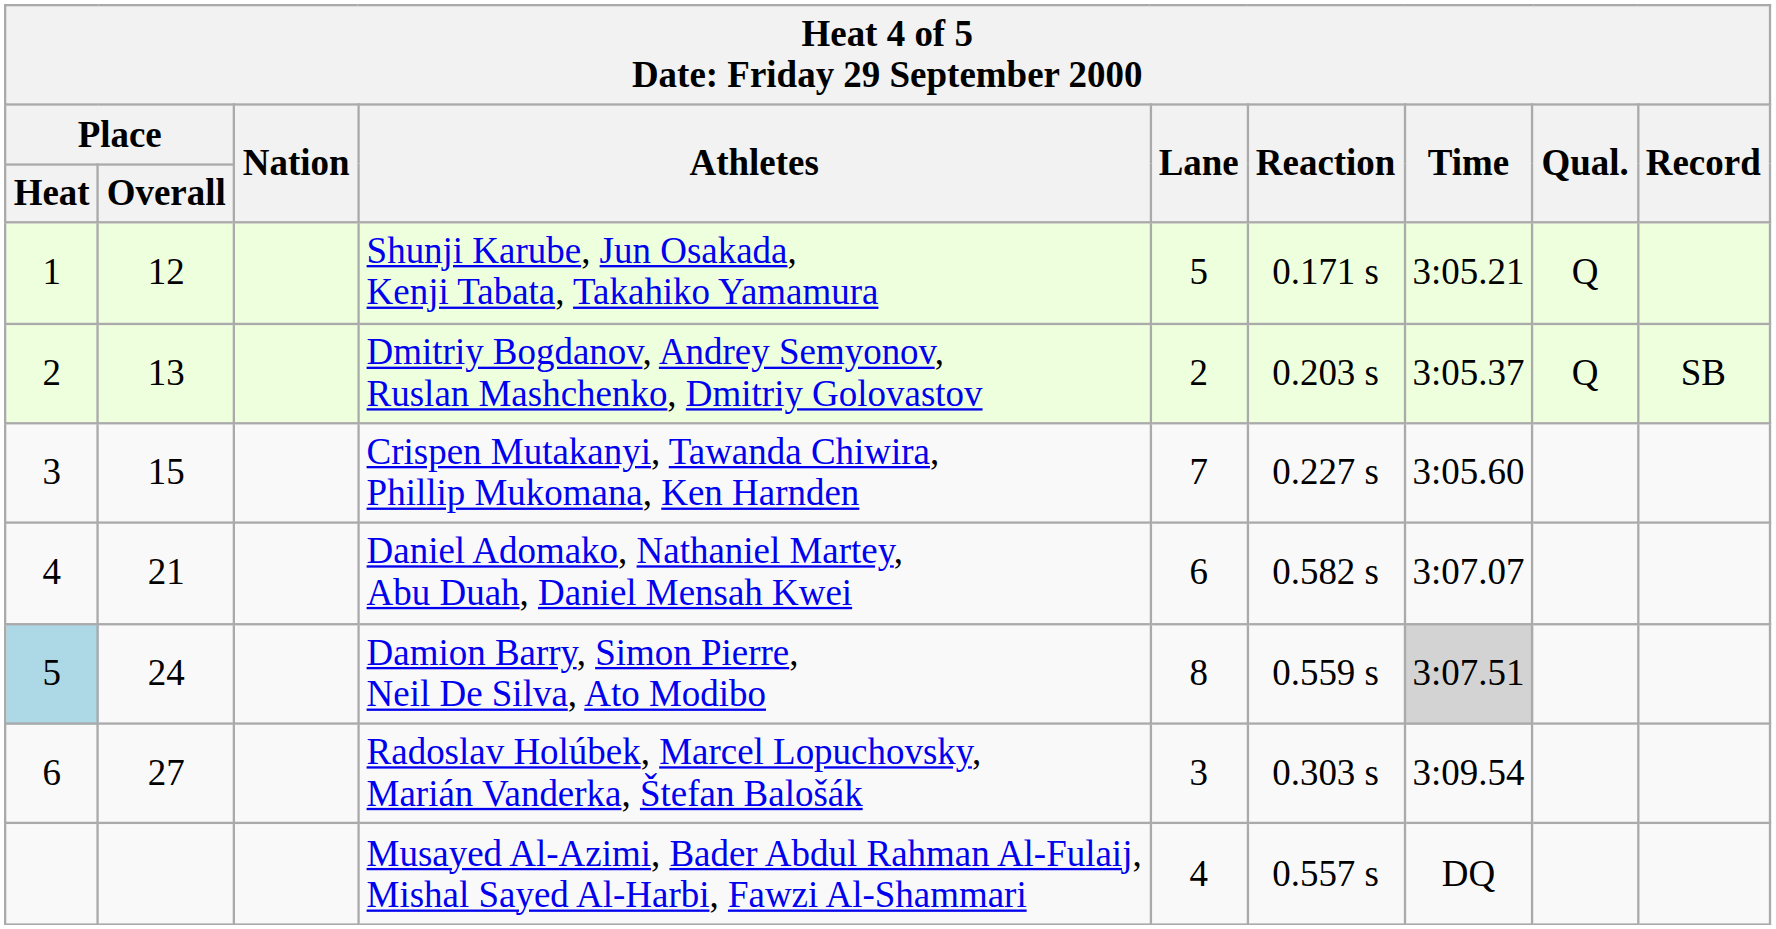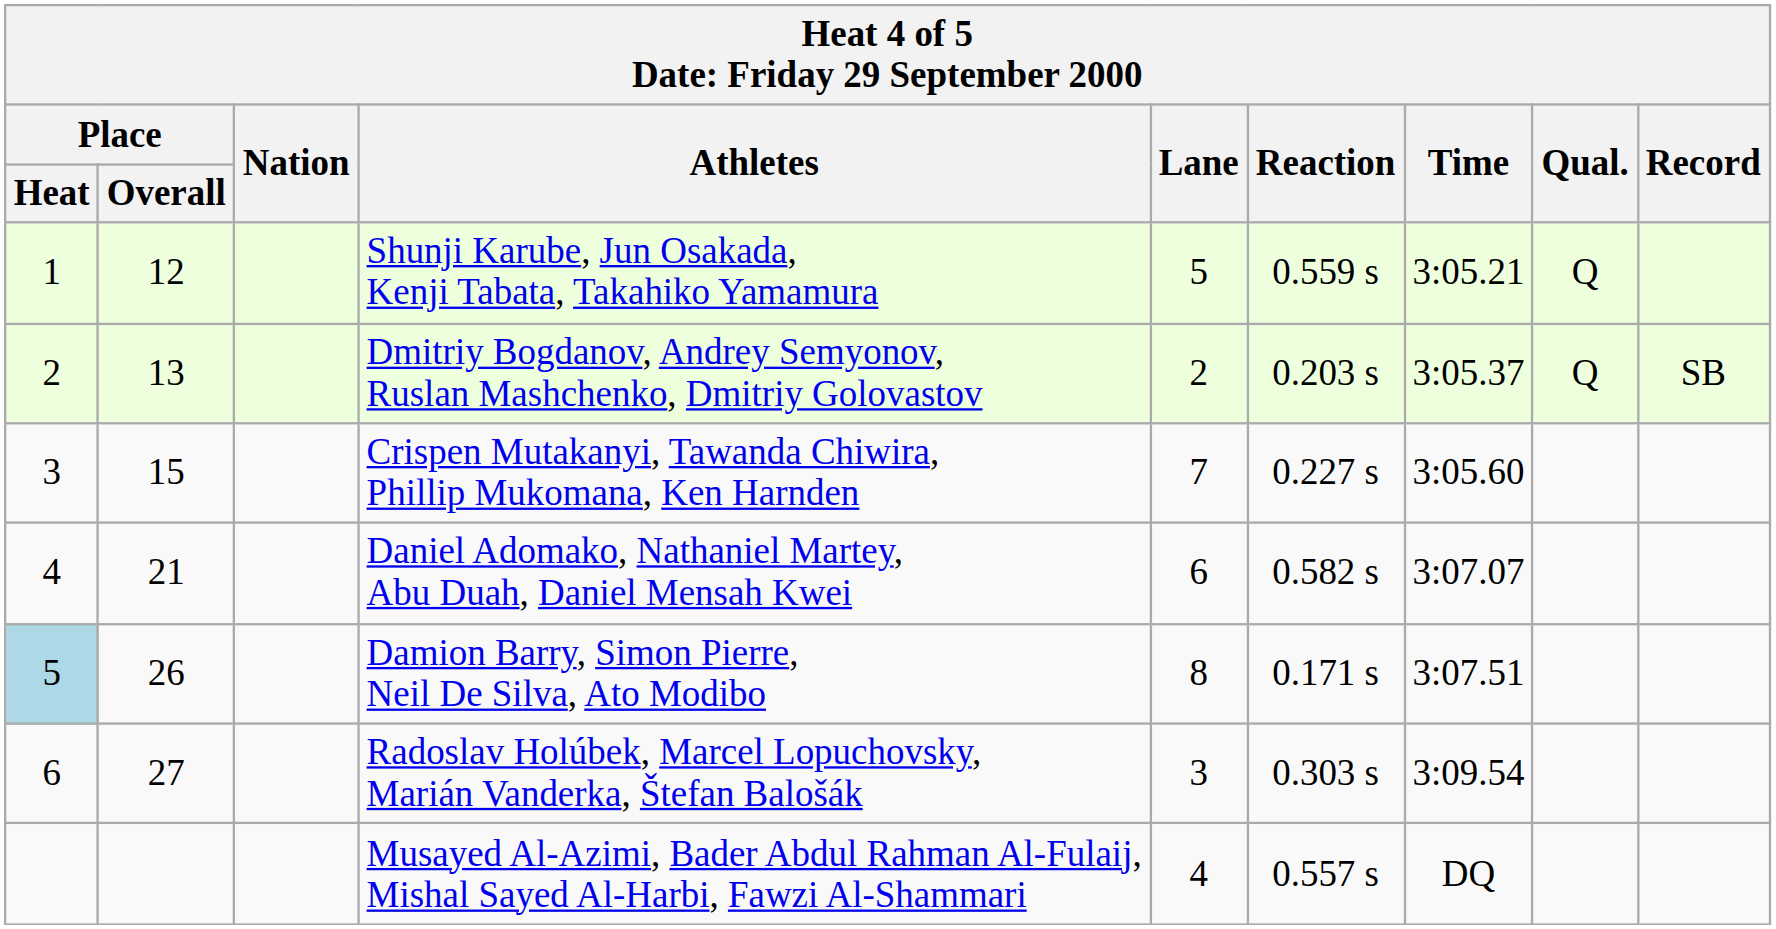(1326, 272) 0.171 s -> (1326, 272) 0.559 s
(166, 672) 24 -> (166, 672) 26
(1326, 672) 0.559 s -> (1326, 672) 0.171 s
(1468, 672) lightgrey background -> (1468, 672) no background
